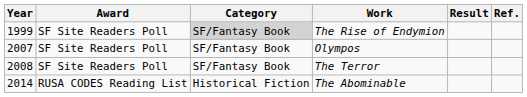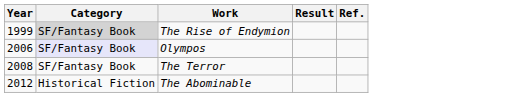- column: (113, 13)
(20, 48) 2007 -> (20, 48) 2006
(241, 48) no background -> (87, 48) lavender background
(20, 84) 2014 -> (20, 84) 2012
